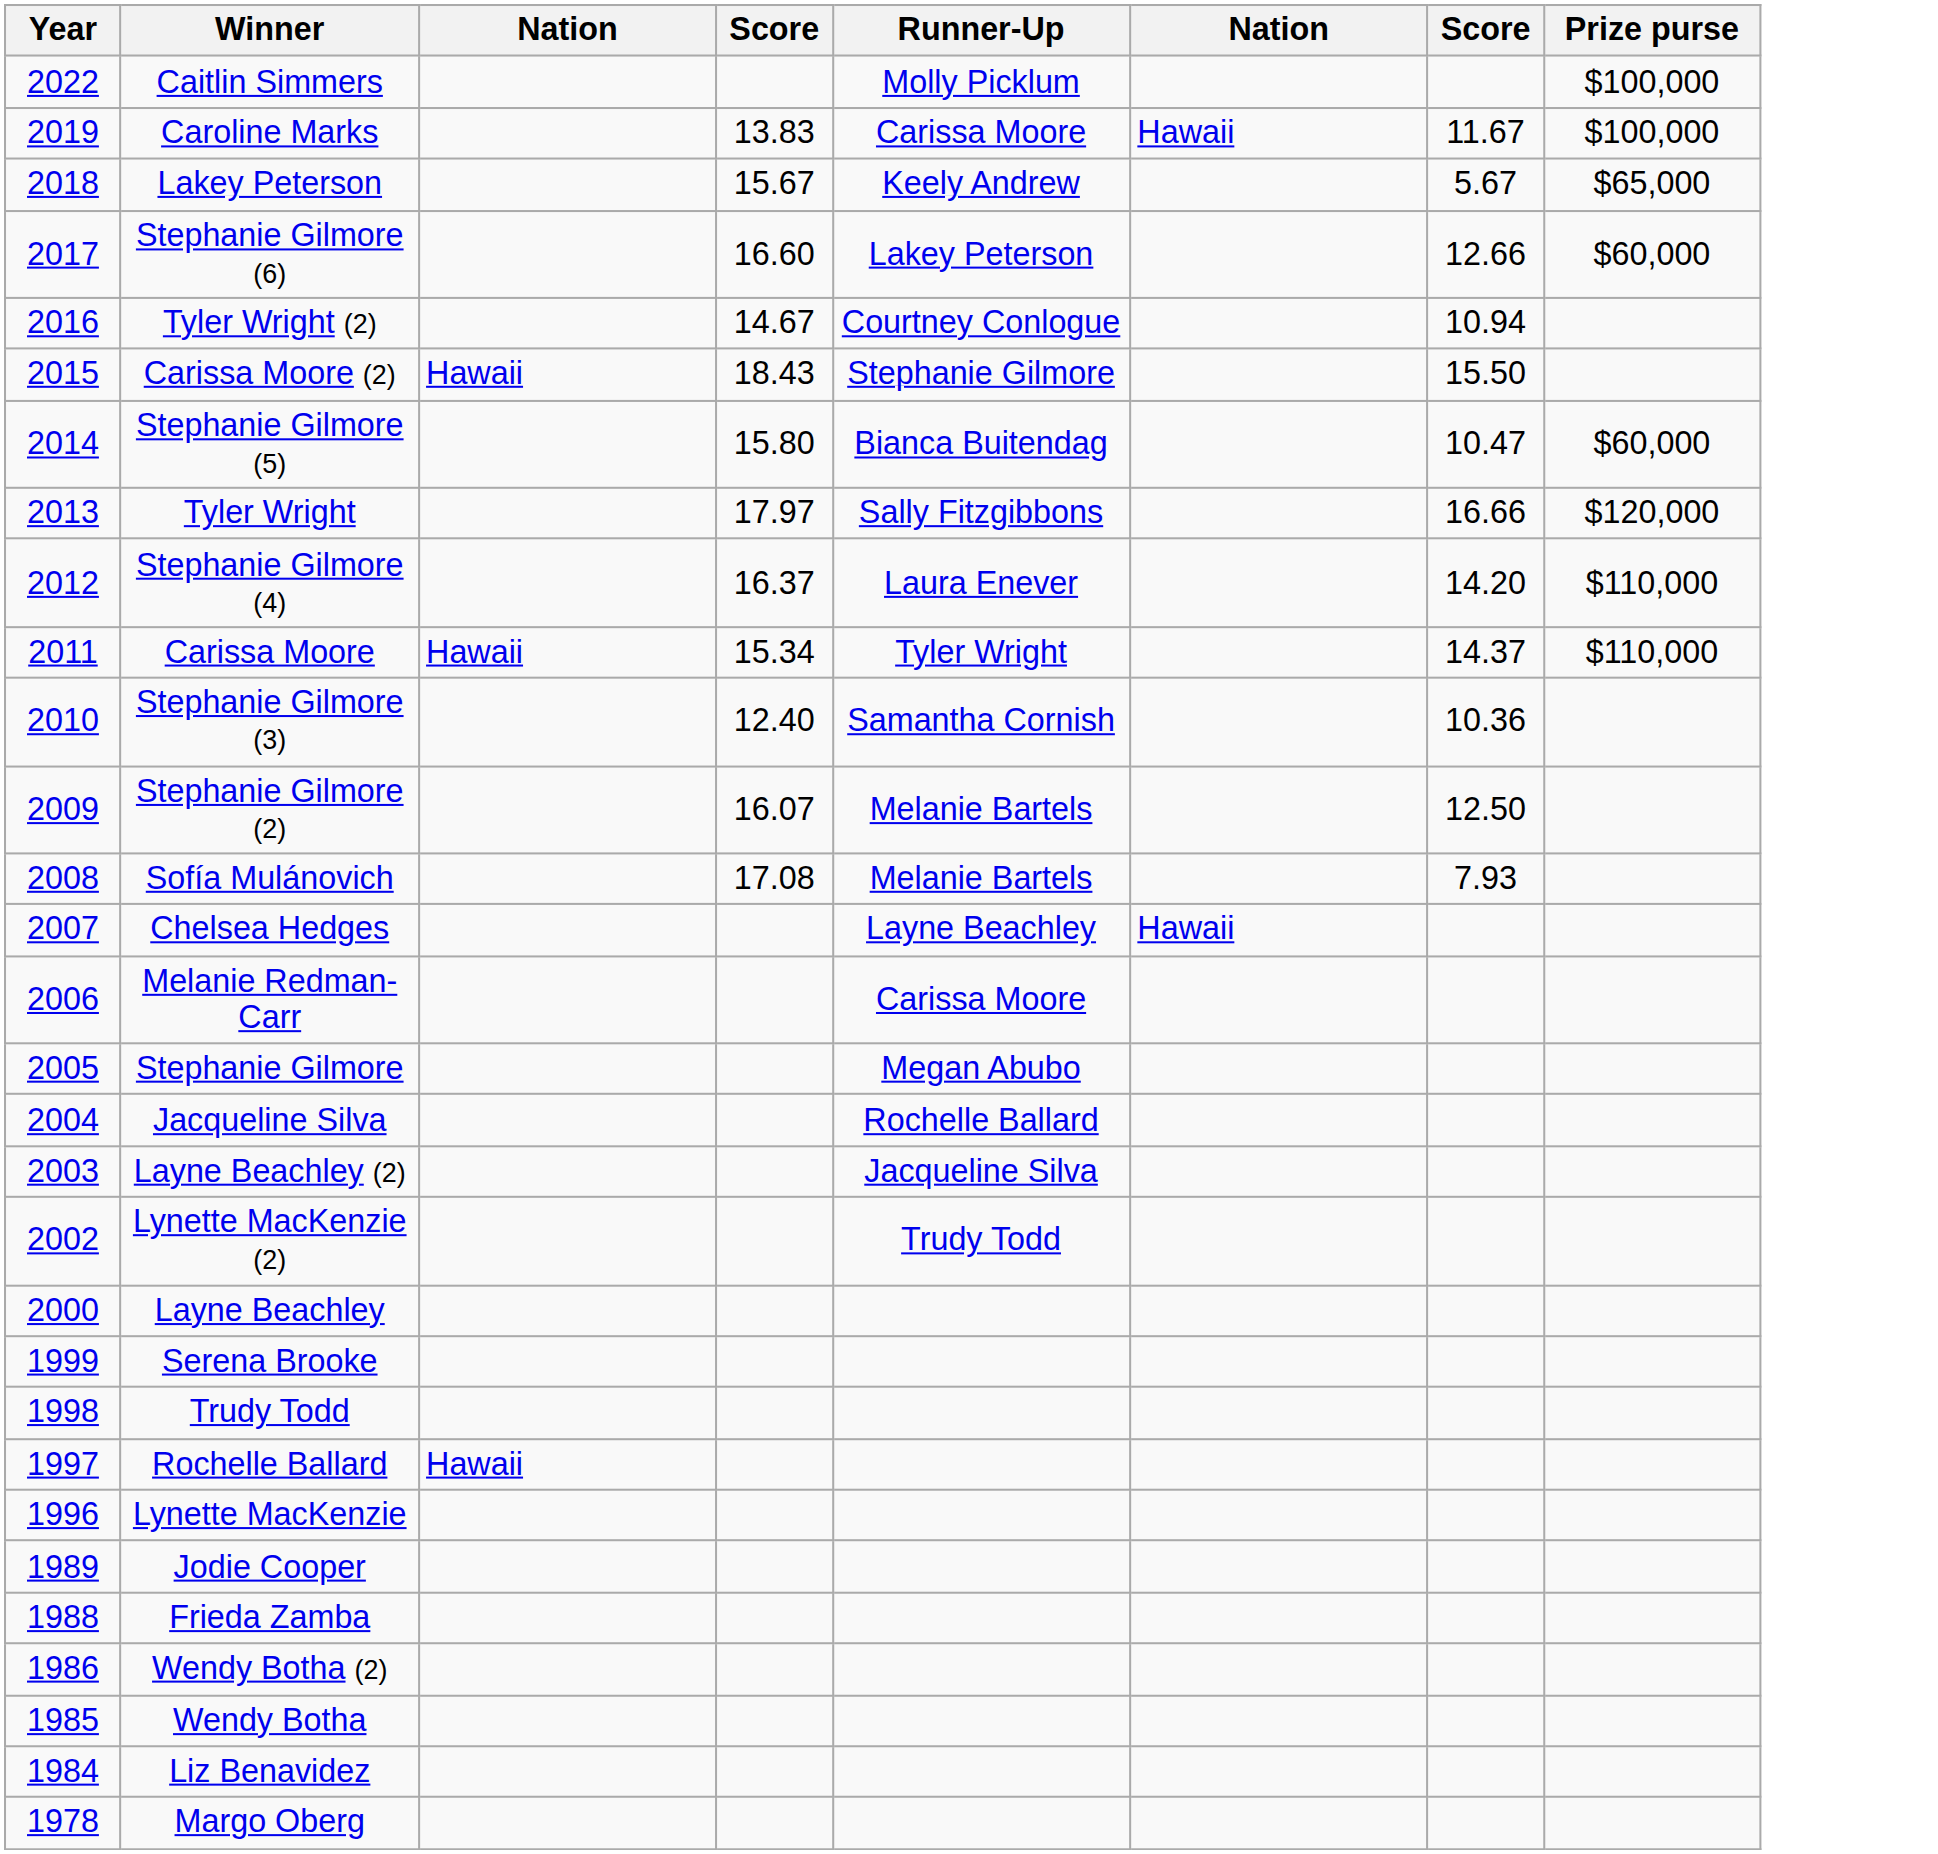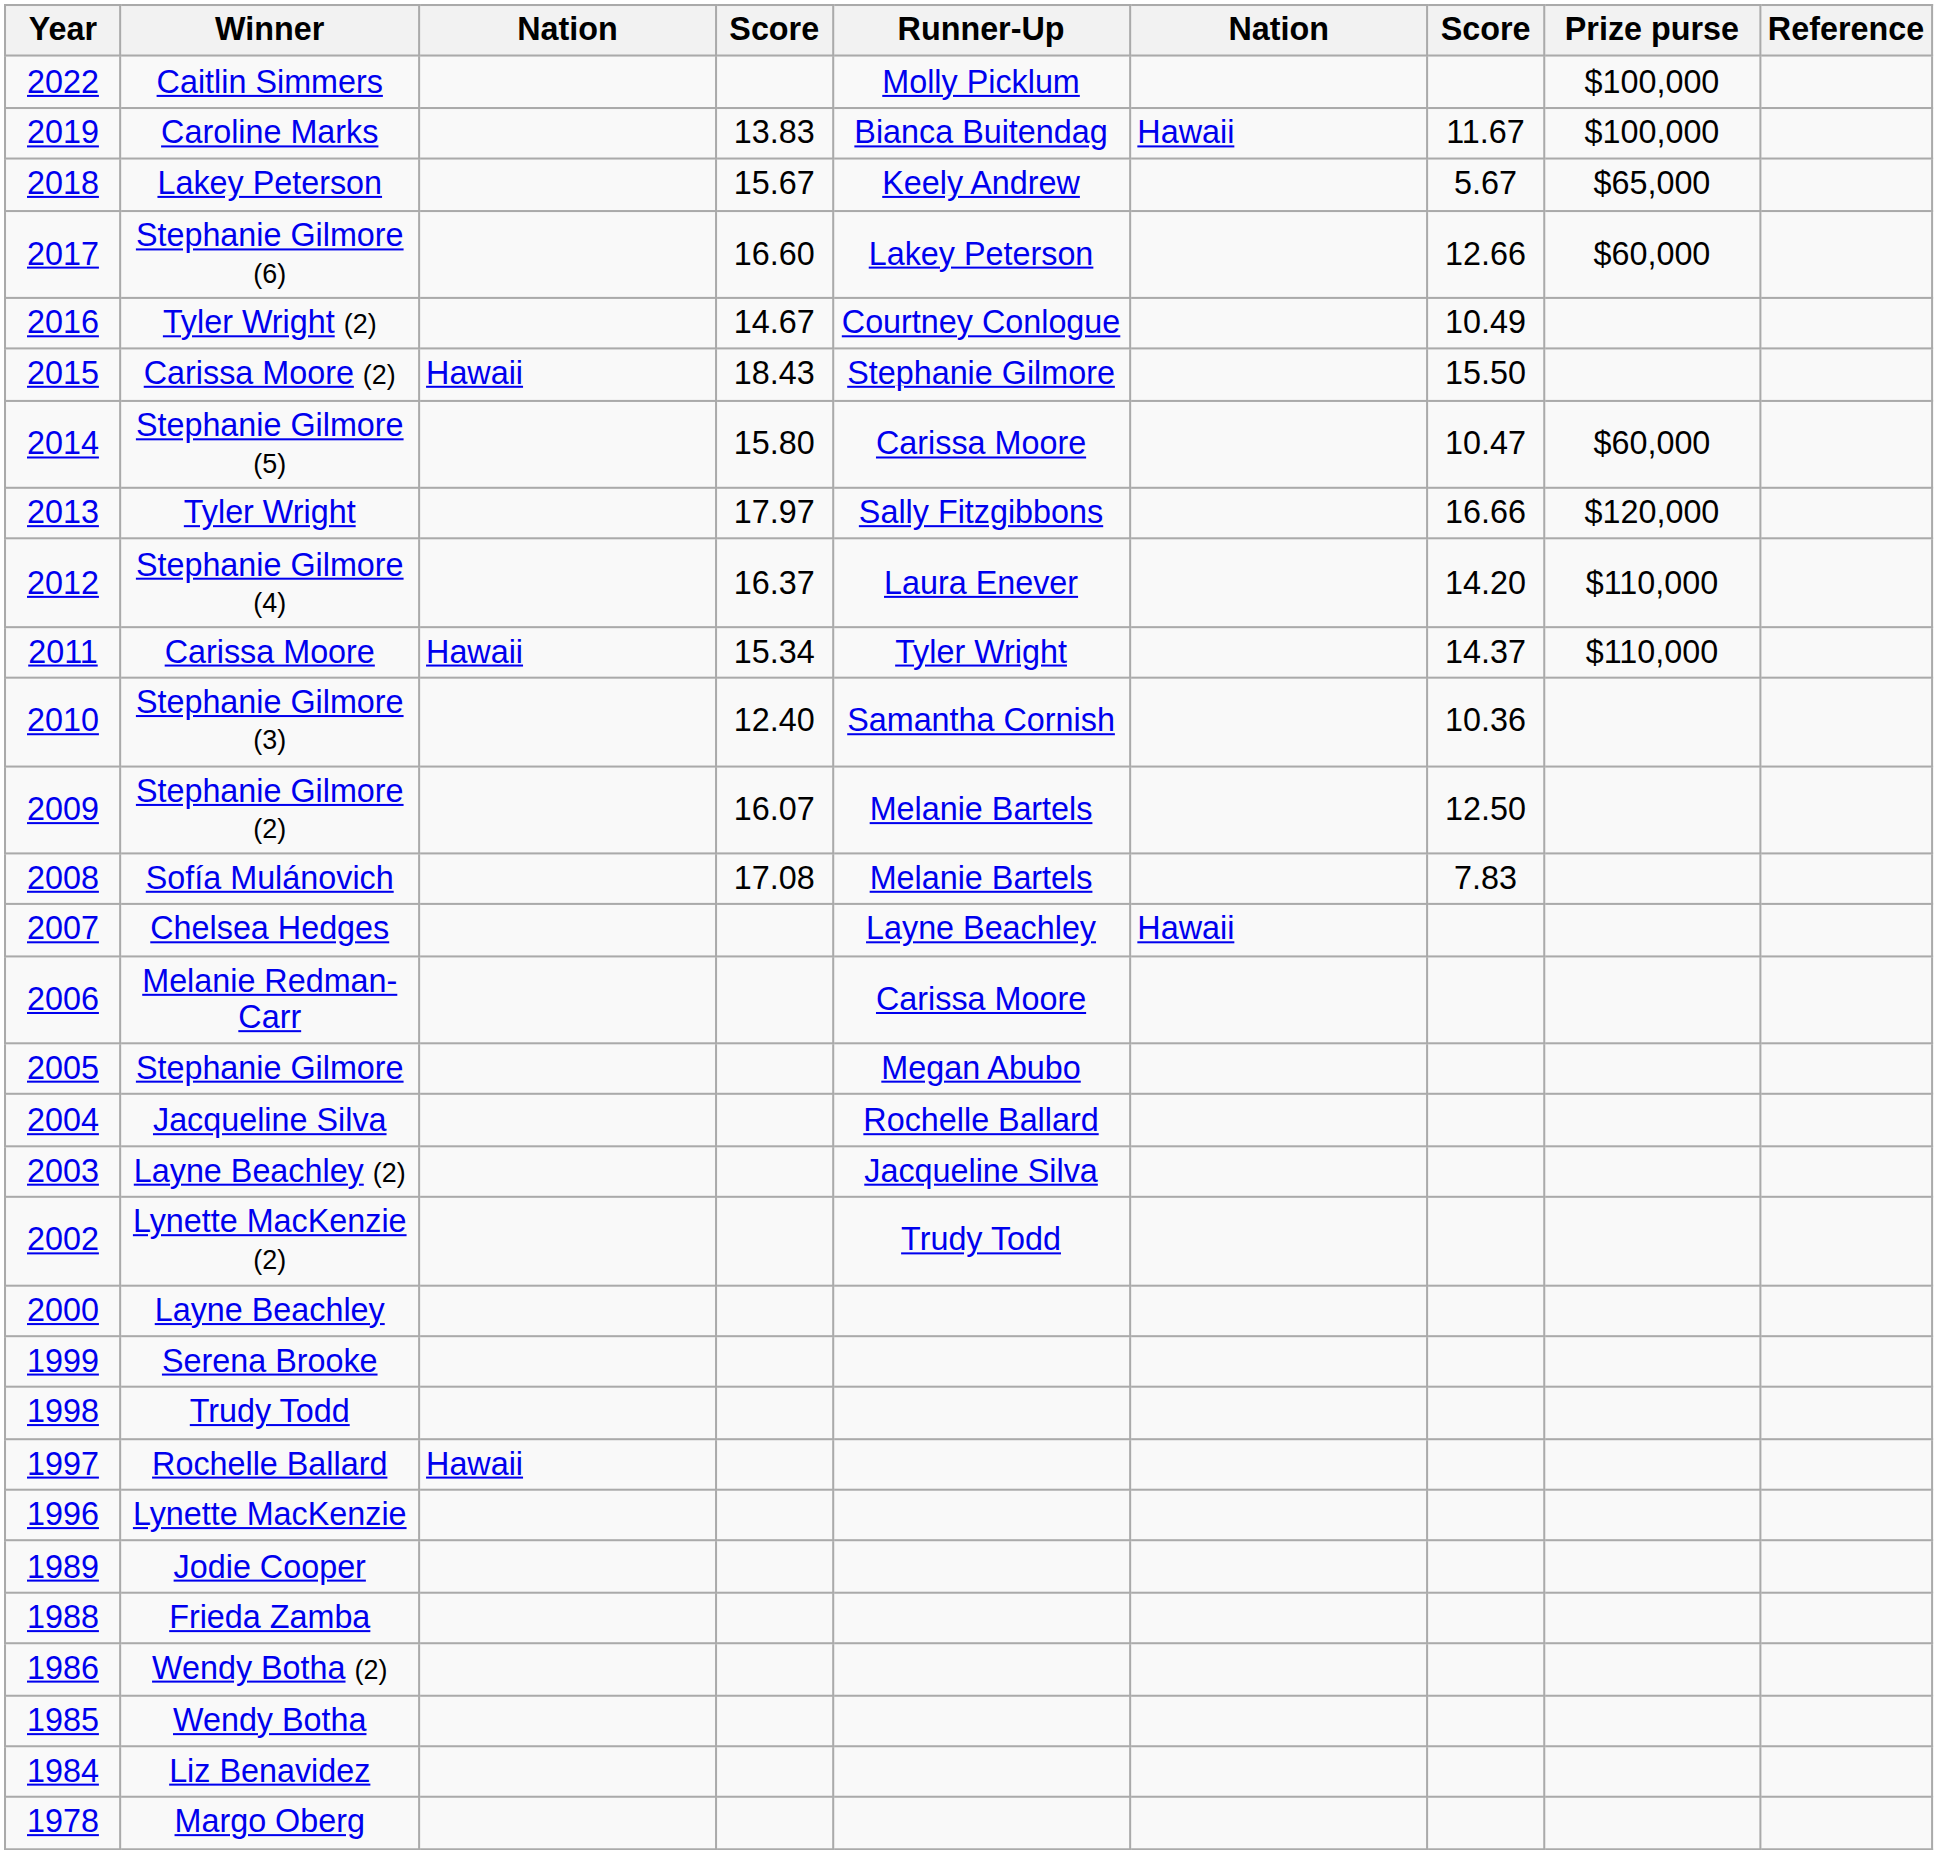+ column: (1846, 30)
(981, 132) Carissa Moore -> (981, 132) Bianca Buitendag
(1486, 322) 10.94 -> (1486, 322) 10.49
(981, 443) Bianca Buitendag -> (981, 443) Carissa Moore
(1486, 878) 7.93 -> (1486, 878) 7.83
